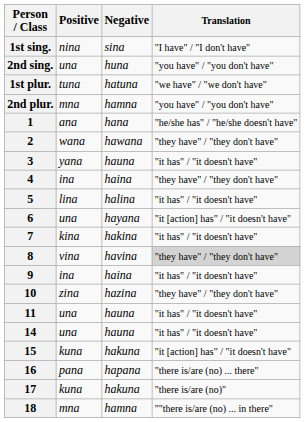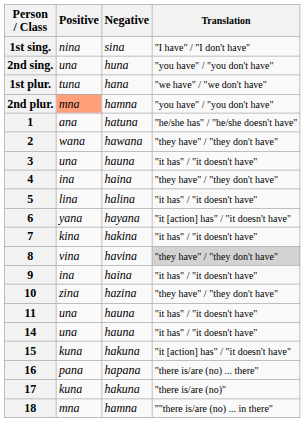(121, 84) hatuna -> (116, 84) hana
(69, 103) no background -> (69, 103) lightsalmon background
(116, 122) hana -> (121, 122) hatuna
(71, 160) yana -> (68, 160) una
(68, 217) una -> (71, 217) yana
